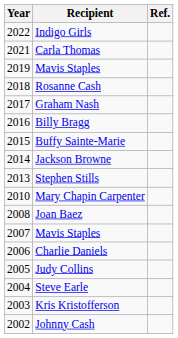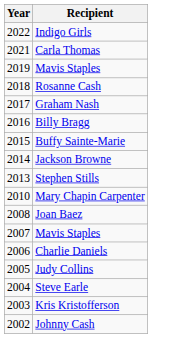- column: (160, 13)
